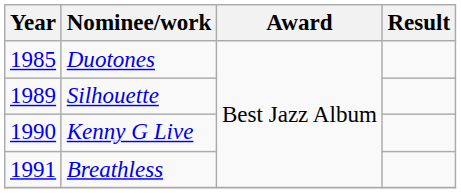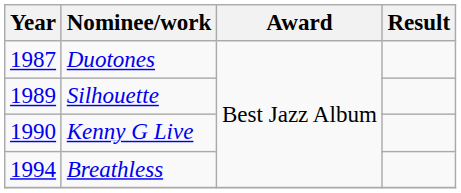(33, 59) 1985 -> (33, 59) 1987
(33, 168) 1991 -> (33, 168) 1994
